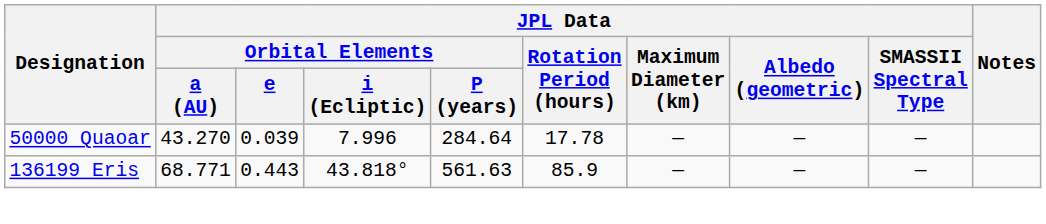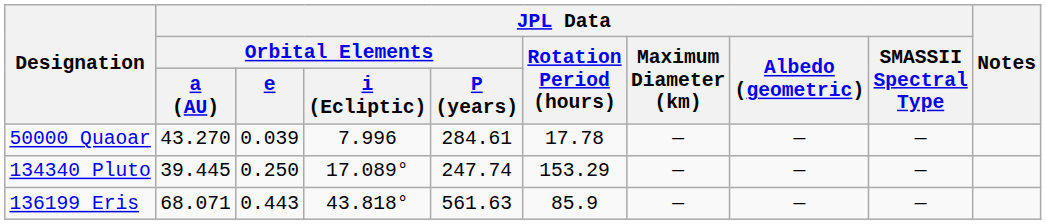(477, 139) 284.64 -> (477, 139) 284.61
+ row: (80, 171)
(195, 171) 68.771 -> (195, 203) 68.071
